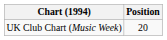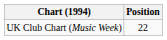(143, 27) 20 -> (143, 27) 22
